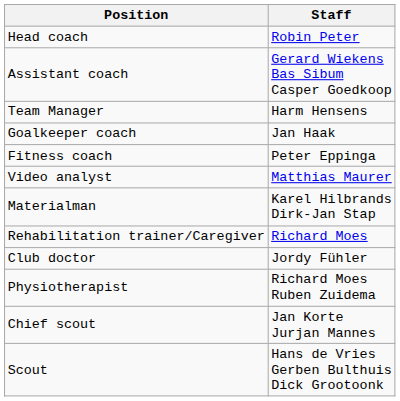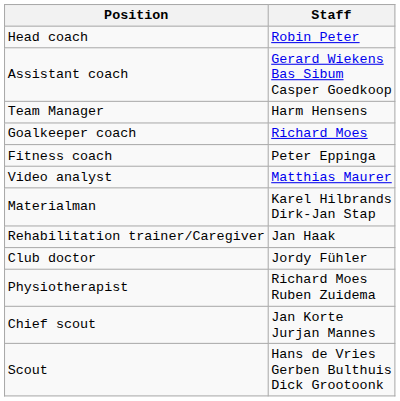(303, 134) Jan Haak -> (319, 134) Richard Moes
(319, 236) Richard Moes -> (303, 236) Jan Haak
